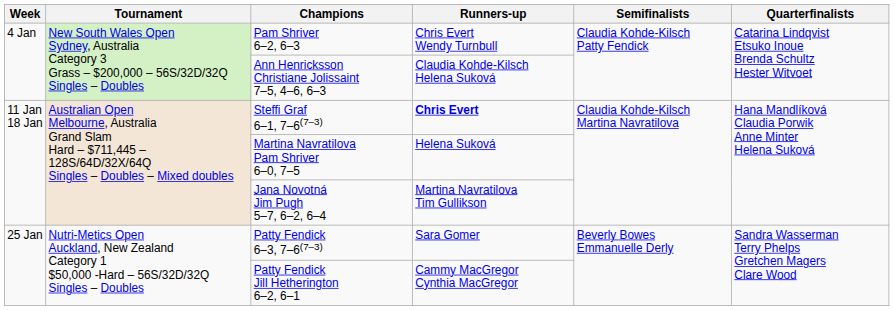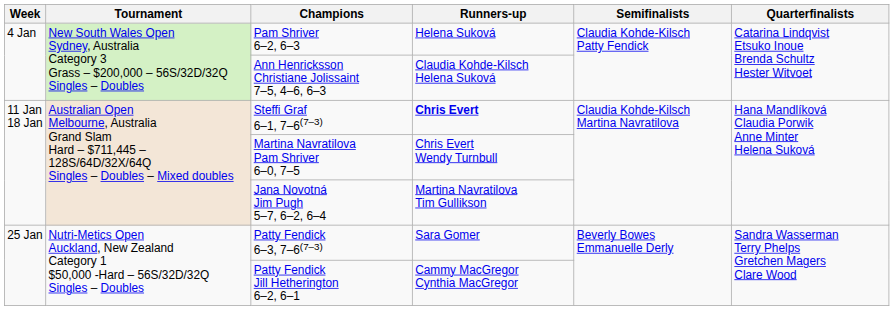(456, 39) Chris Evert Wendy Turnbull -> (455, 33) Helena Suková
(455, 144) Helena Suková -> (456, 151) Chris Evert Wendy Turnbull
